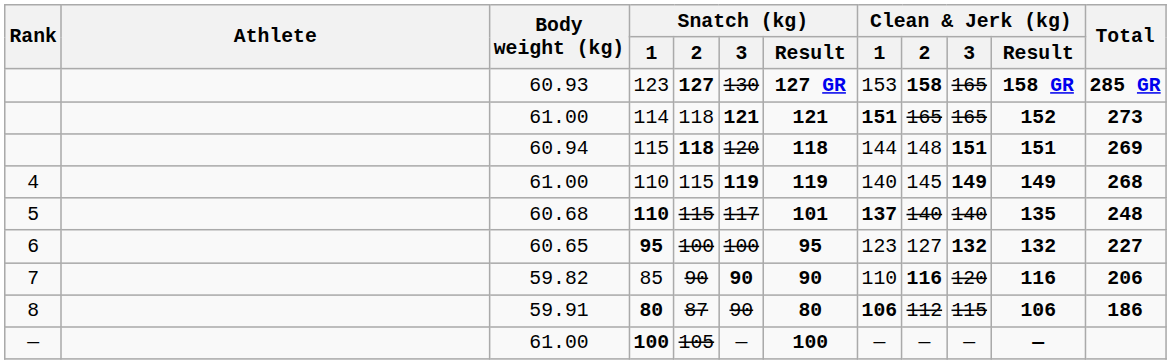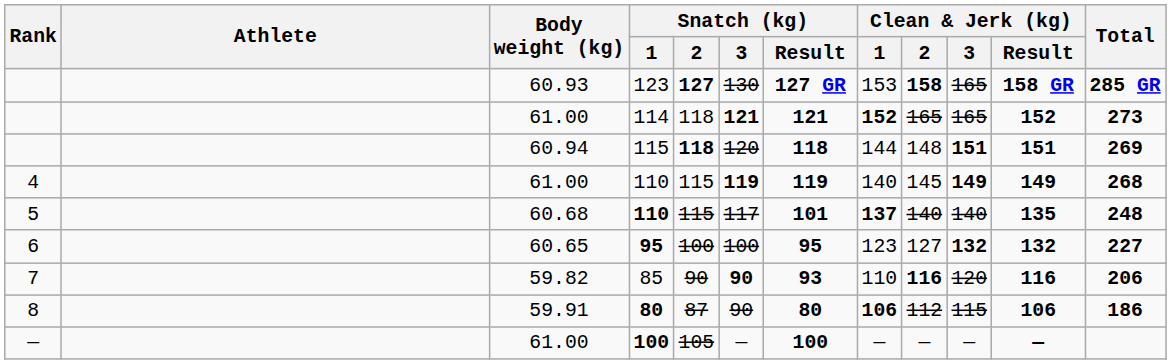(879, 117) 151 -> (879, 117) 152
(810, 279) 90 -> (810, 279) 93
